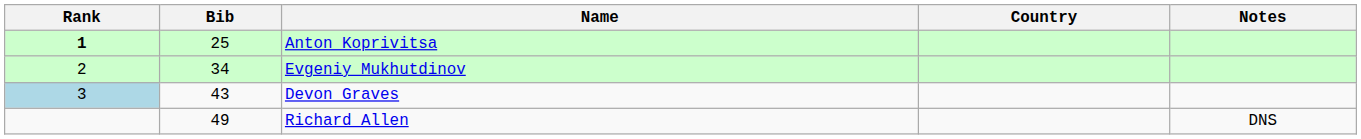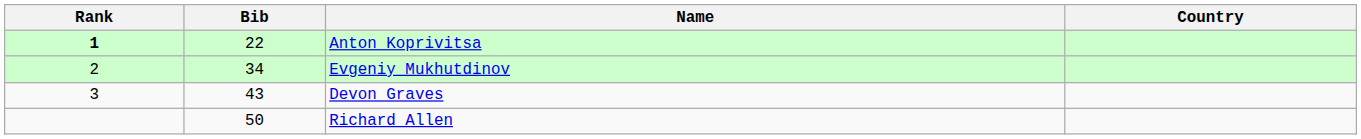- column: (1263, 18)
(220, 43) 25 -> (255, 43) 22
(82, 95) lightblue background -> (94, 95) no background
(220, 121) 49 -> (255, 121) 50
